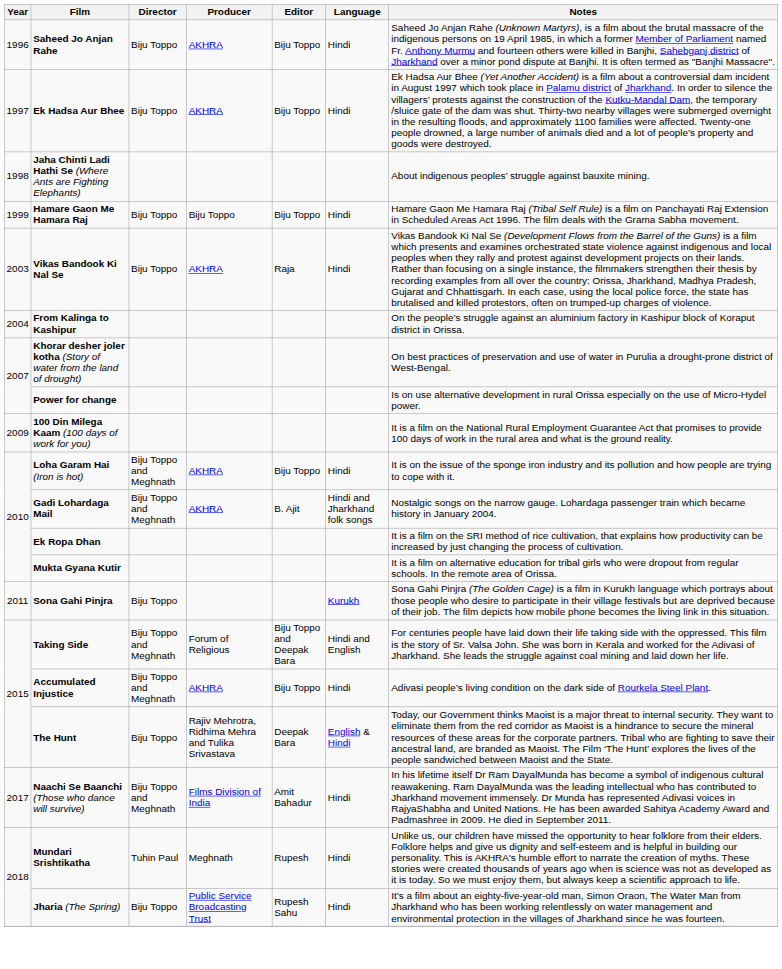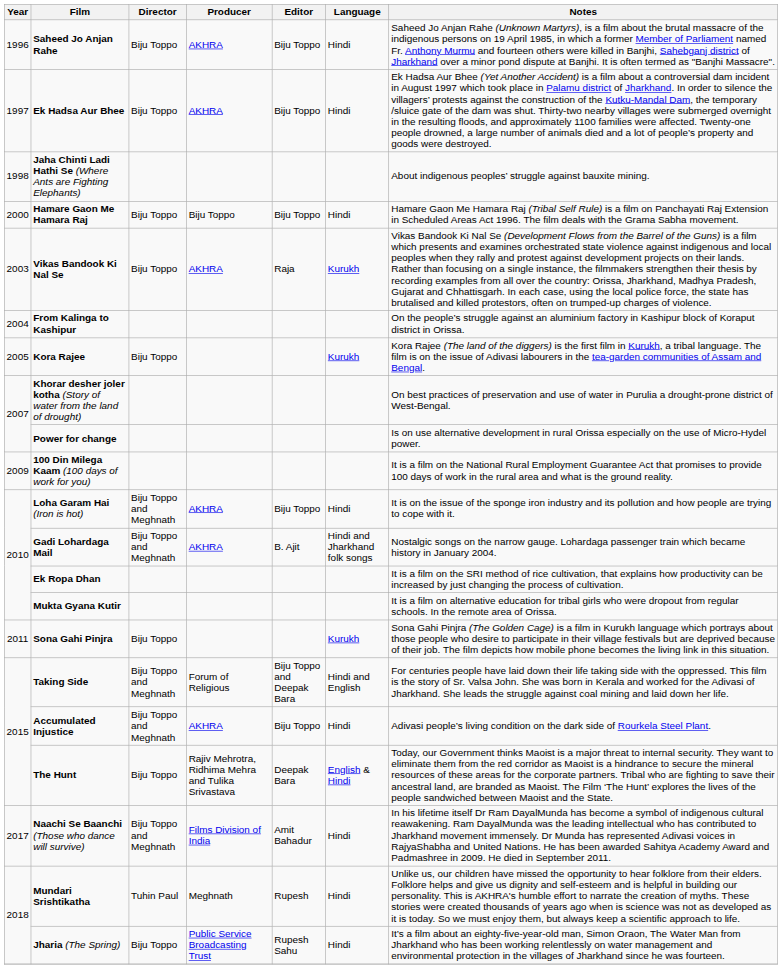(18, 214) 1999 -> (18, 214) 2000
(339, 269) Hindi -> (344, 269) Kurukh
+ row: (59, 356)
